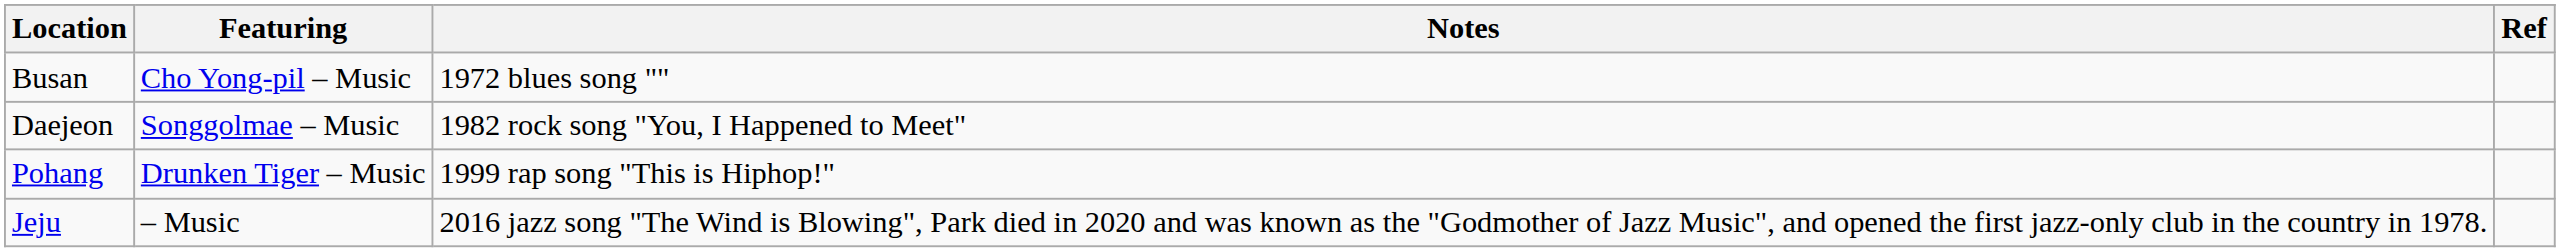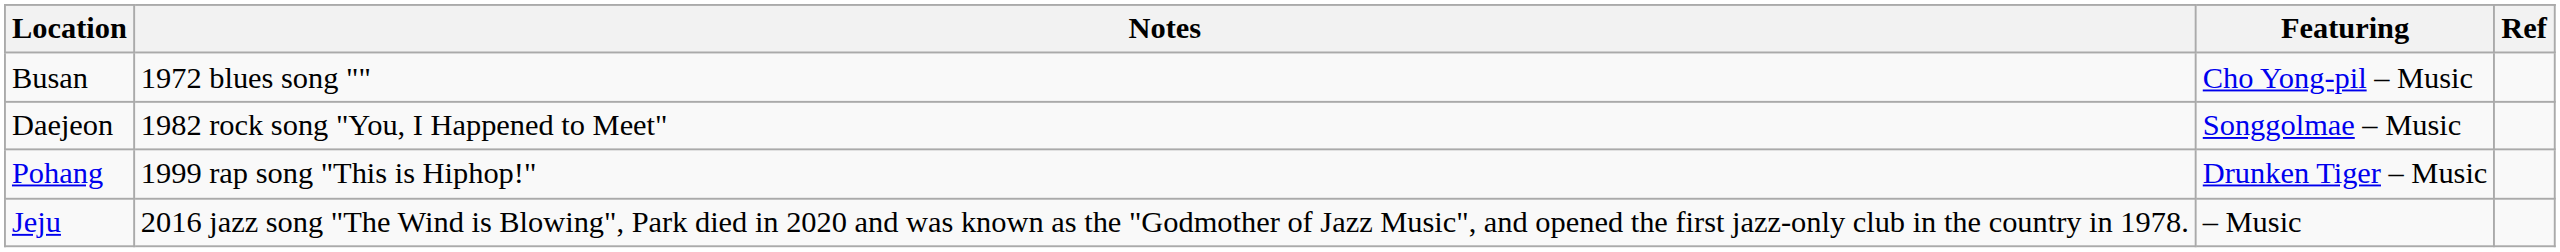columns swapped: (283, 28) <-> (1463, 28)
